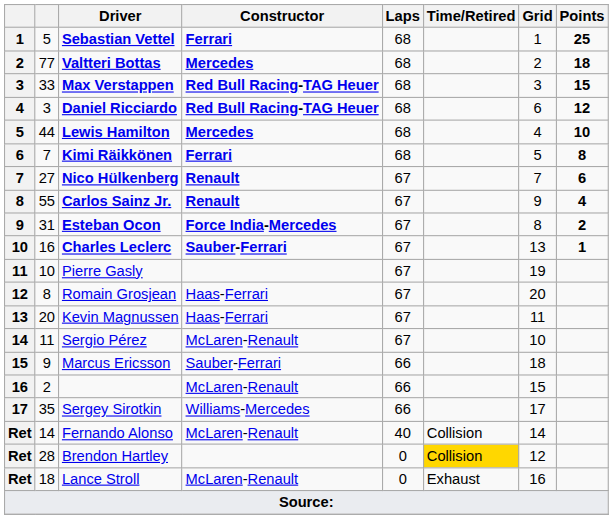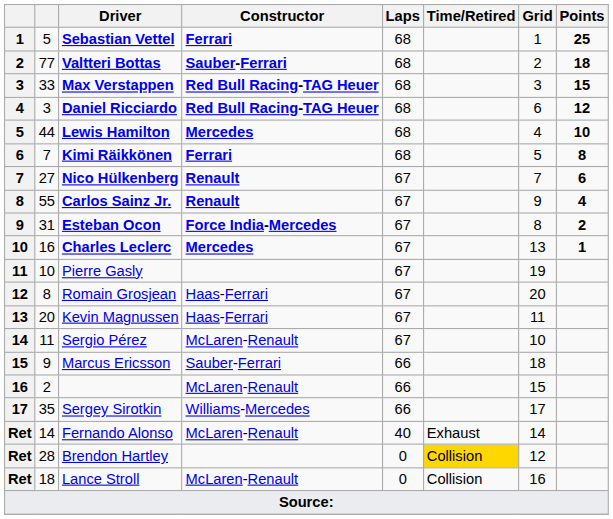(219, 62) Mercedes -> (236, 62) Sauber-Ferrari
(236, 247) Sauber-Ferrari -> (219, 247) Mercedes
(455, 432) Collision -> (453, 432) Exhaust
(453, 479) Exhaust -> (455, 479) Collision
